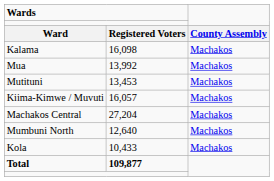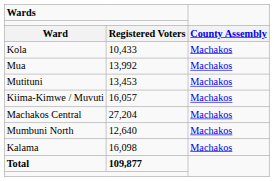rows swapped: (23, 49) <-> (17, 147)
